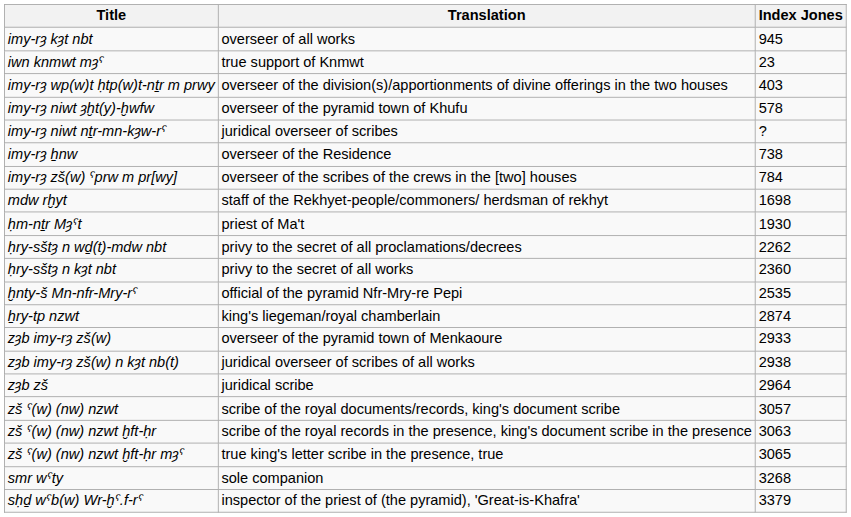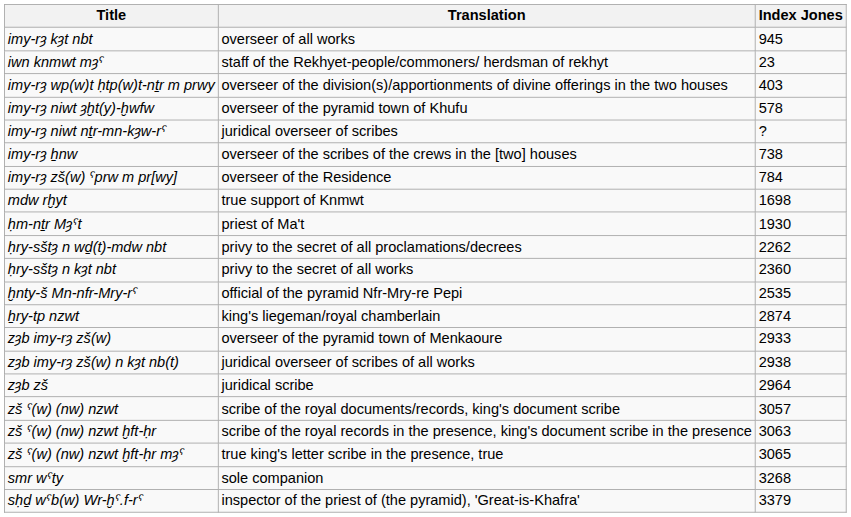(293, 62) true support of Knmwt -> (415, 62) staff of the Rekhyet-people/commoners/ herdsman of rekhyt
(306, 154) overseer of the Residence -> (399, 154) overseer of the scribes of the crews in the [two] houses
(399, 177) overseer of the scribes of the crews in the [two] houses -> (306, 177) overseer of the Residence
(415, 200) staff of the Rekhyet-people/commoners/ herdsman of rekhyt -> (293, 200) true support of Knmwt
